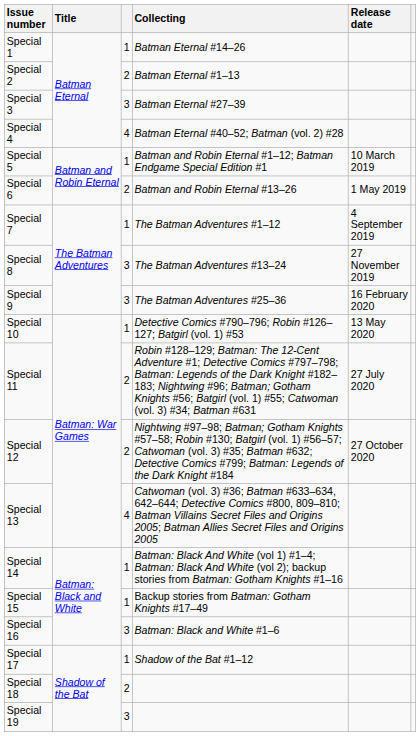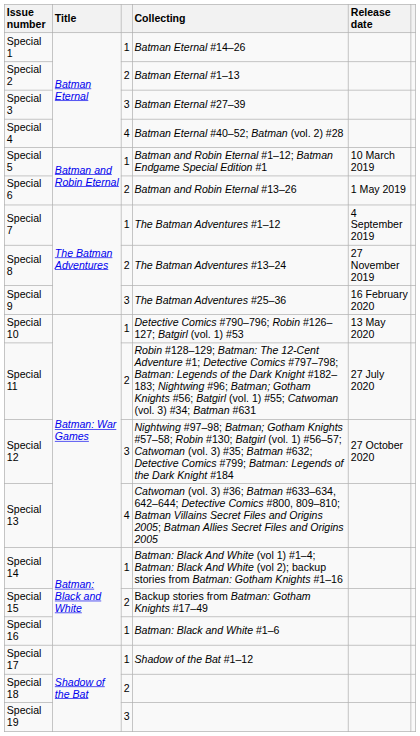(127, 265) 3 -> (127, 265) 2
(127, 451) 2 -> (127, 451) 3
(127, 602) 1 -> (127, 602) 2
(127, 631) 3 -> (127, 631) 1
